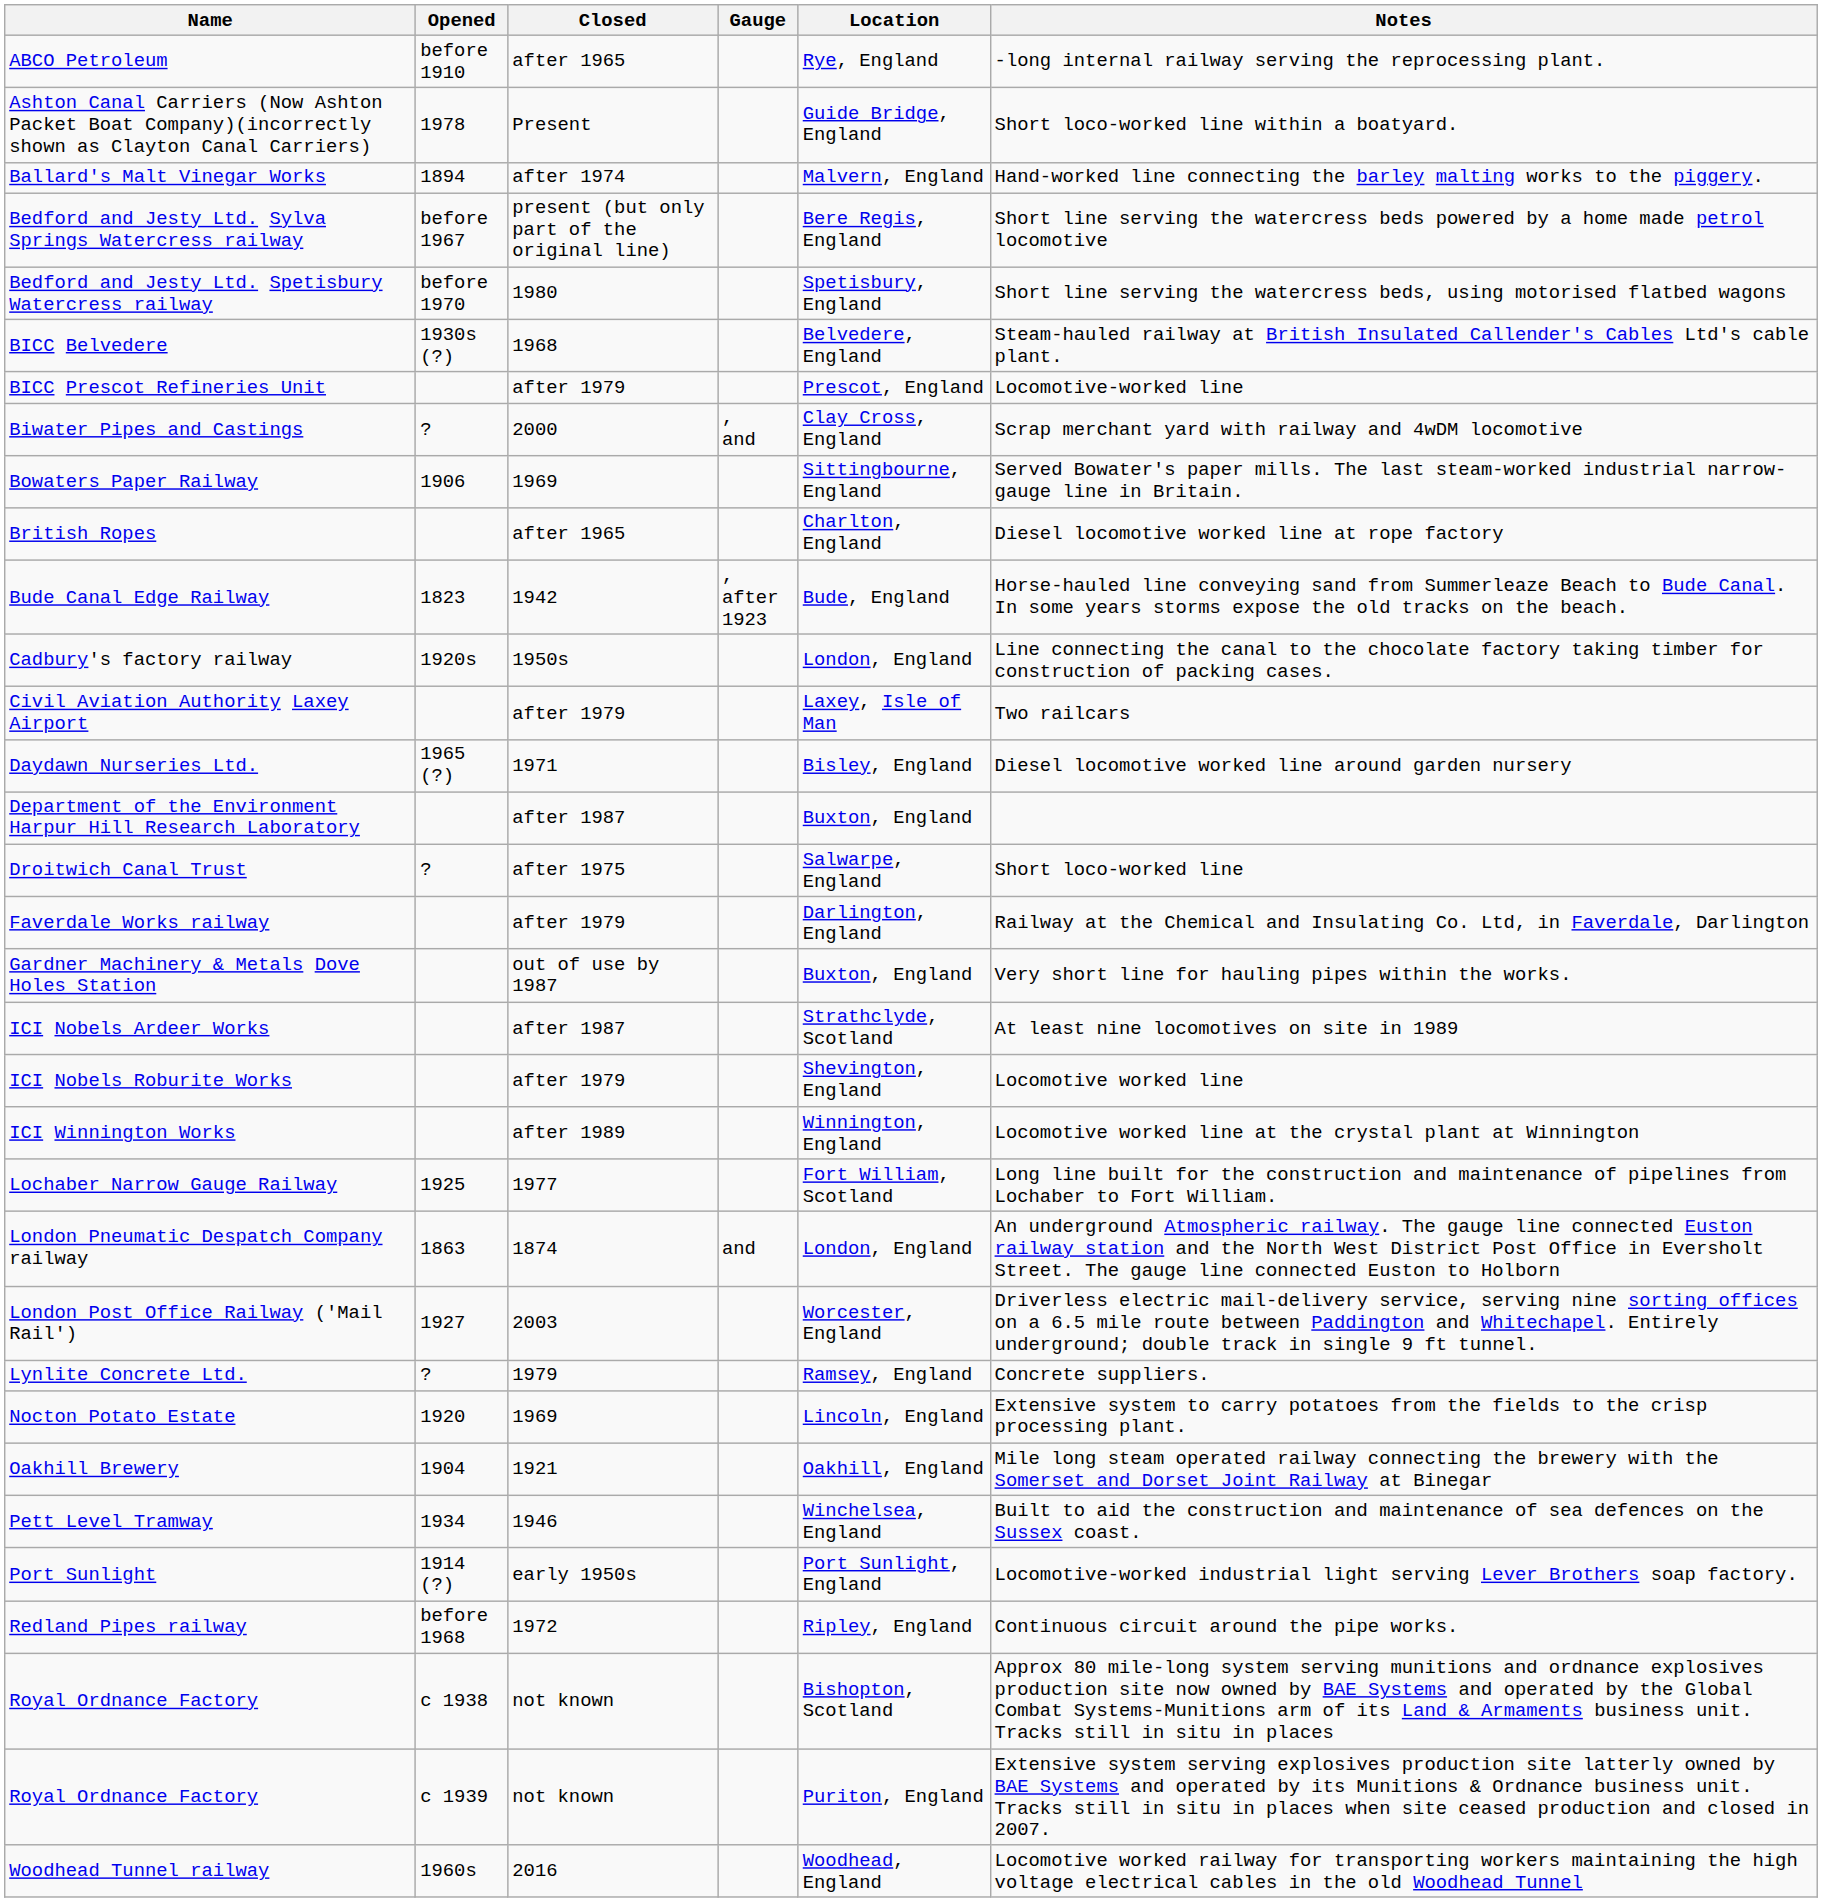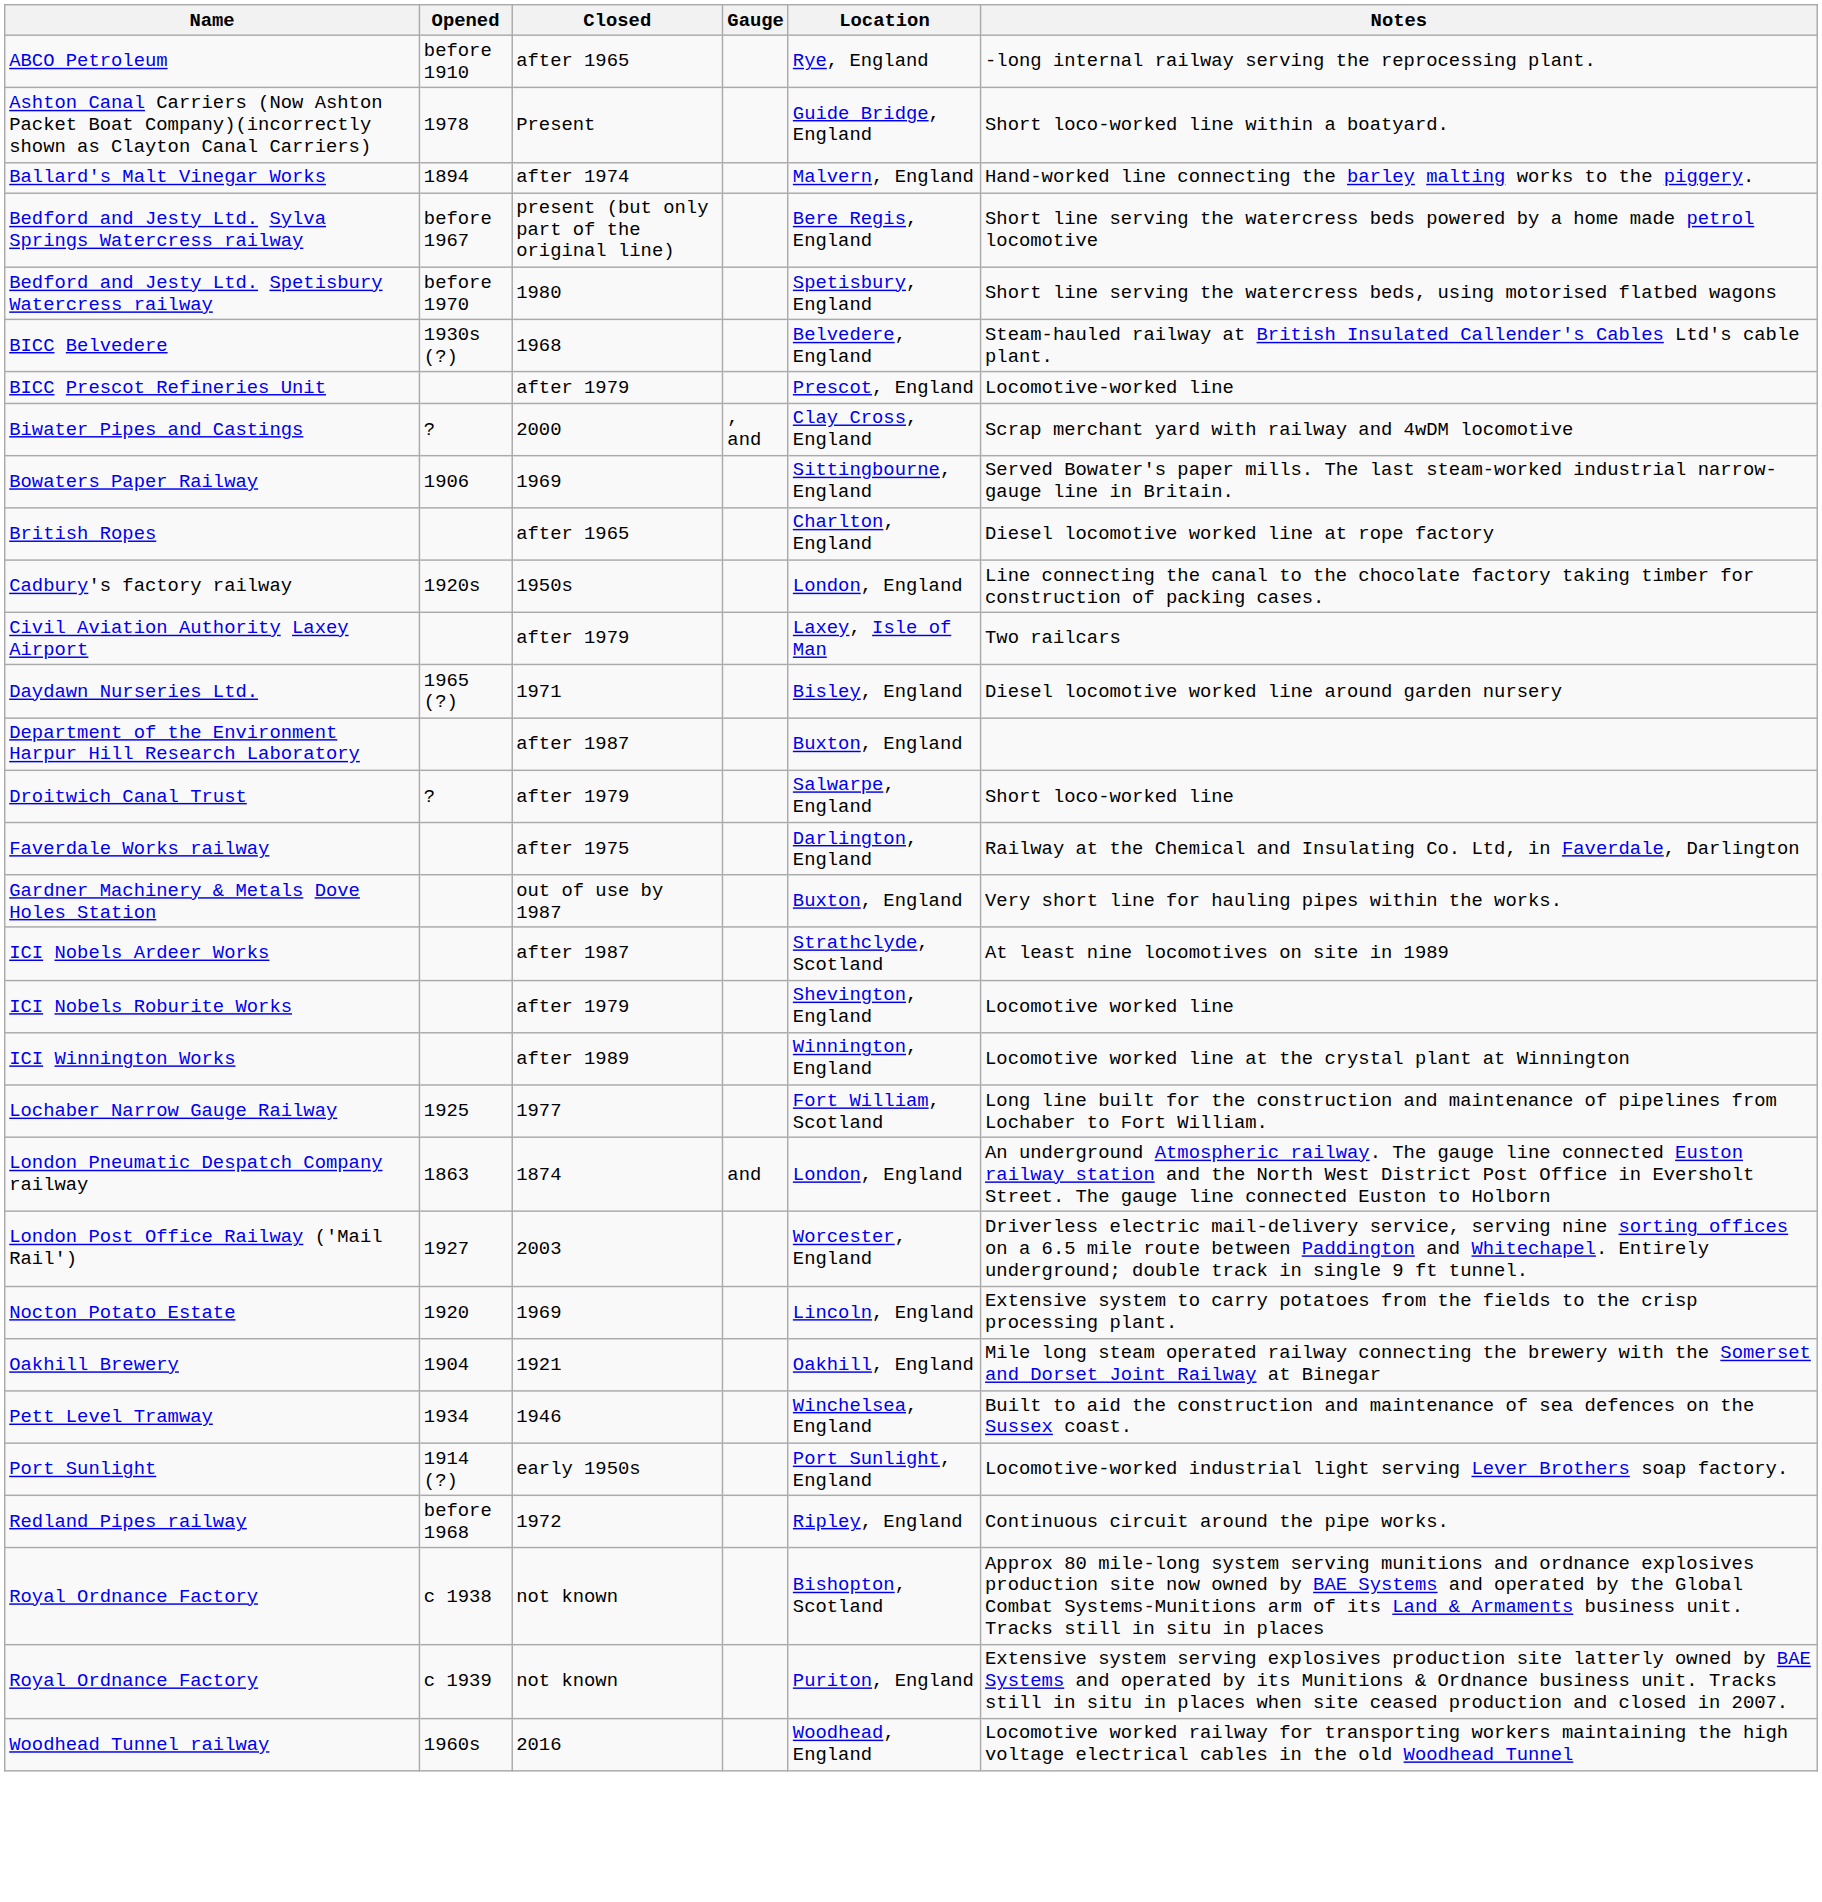- row: (139, 597)
(569, 871) after 1975 -> (573, 796) after 1979
(569, 923) after 1979 -> (573, 849) after 1975
- row: (128, 1375)
